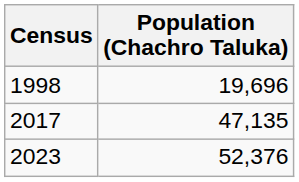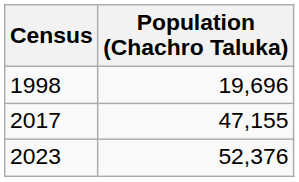(253, 120) 47,135 -> (253, 120) 47,155
